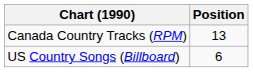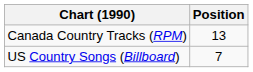(219, 56) 6 -> (219, 56) 7
